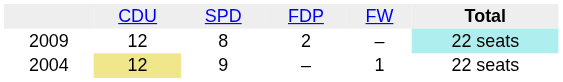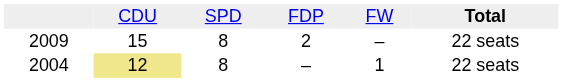(138, 40) 12 -> (138, 40) 15
(485, 40) paleturquoise background -> (485, 40) no background
(223, 65) 9 -> (223, 65) 8
